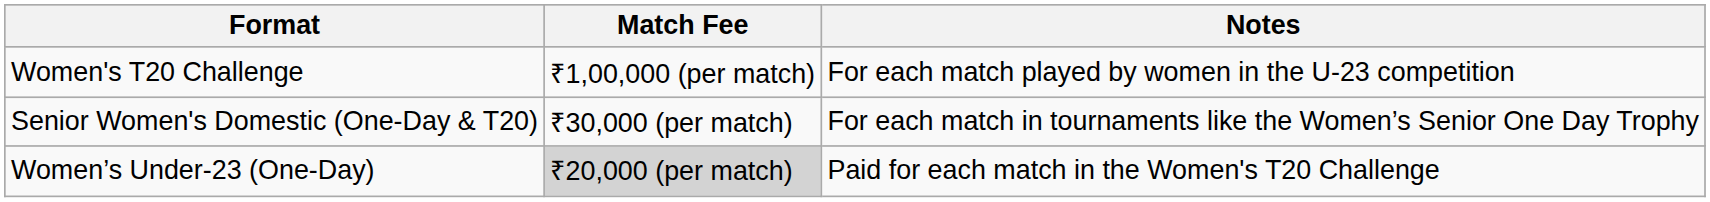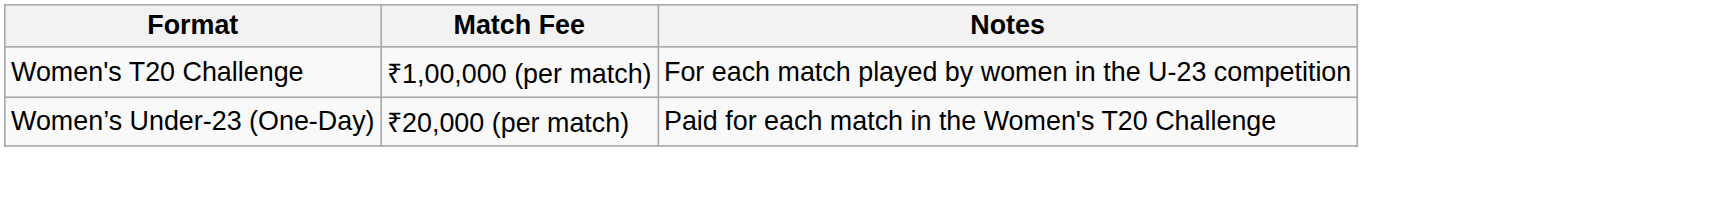- row: (275, 121)
(672, 172) lightgrey background -> (508, 122) no background
